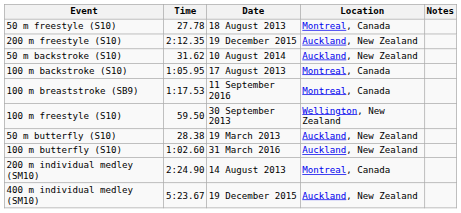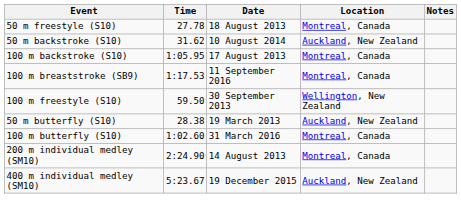- row: (64, 42)
(360, 151) Auckland, New Zealand -> (346, 136) Montreal, Canada
